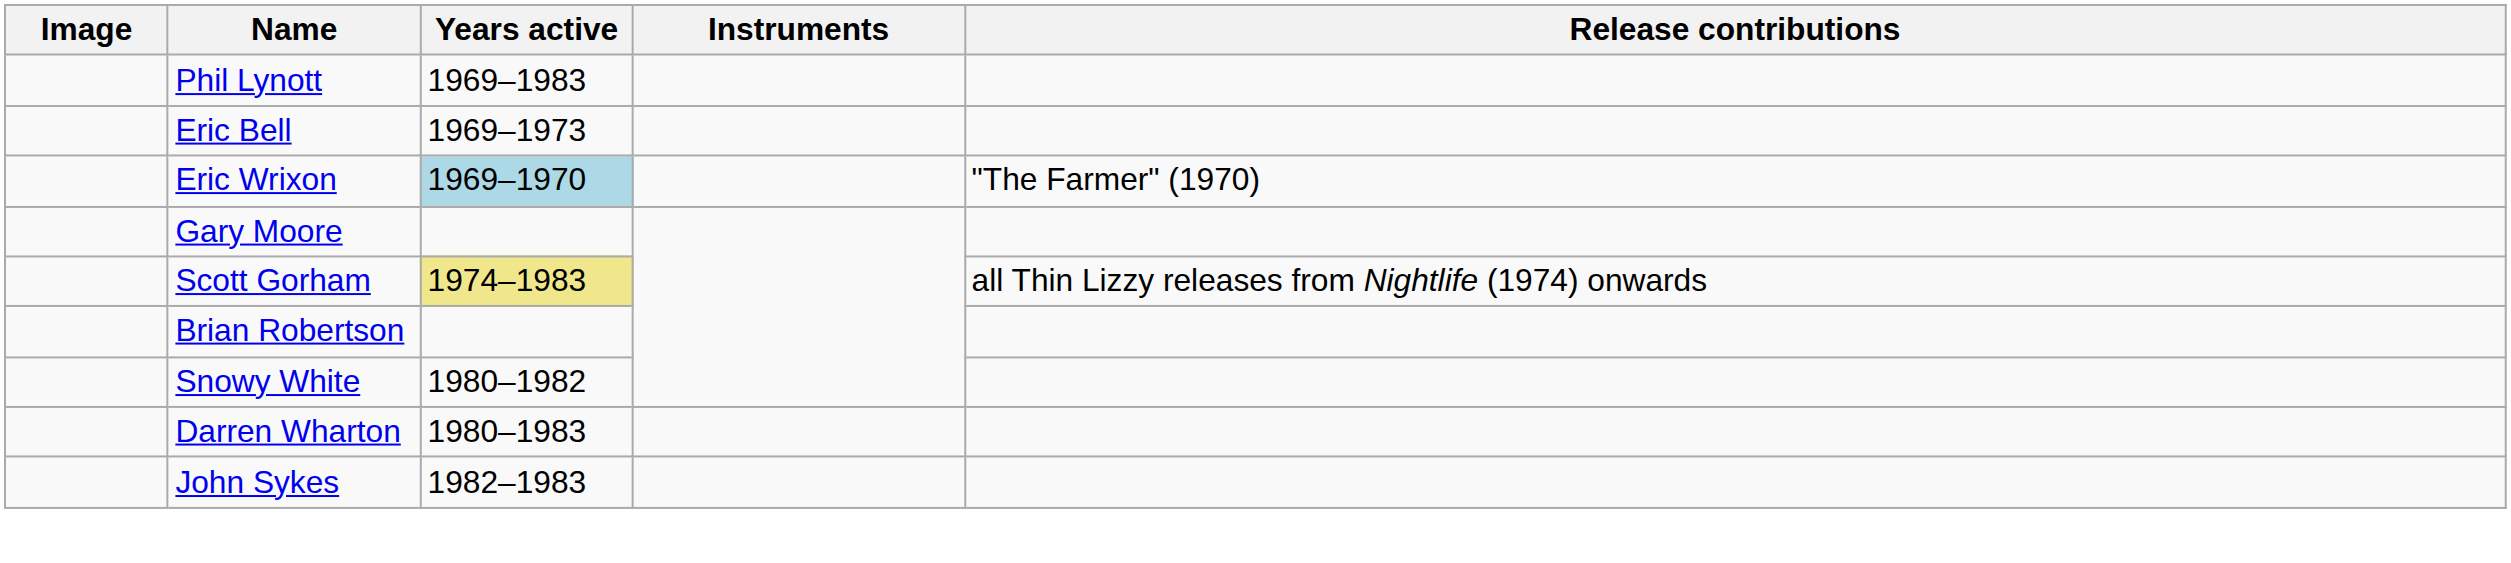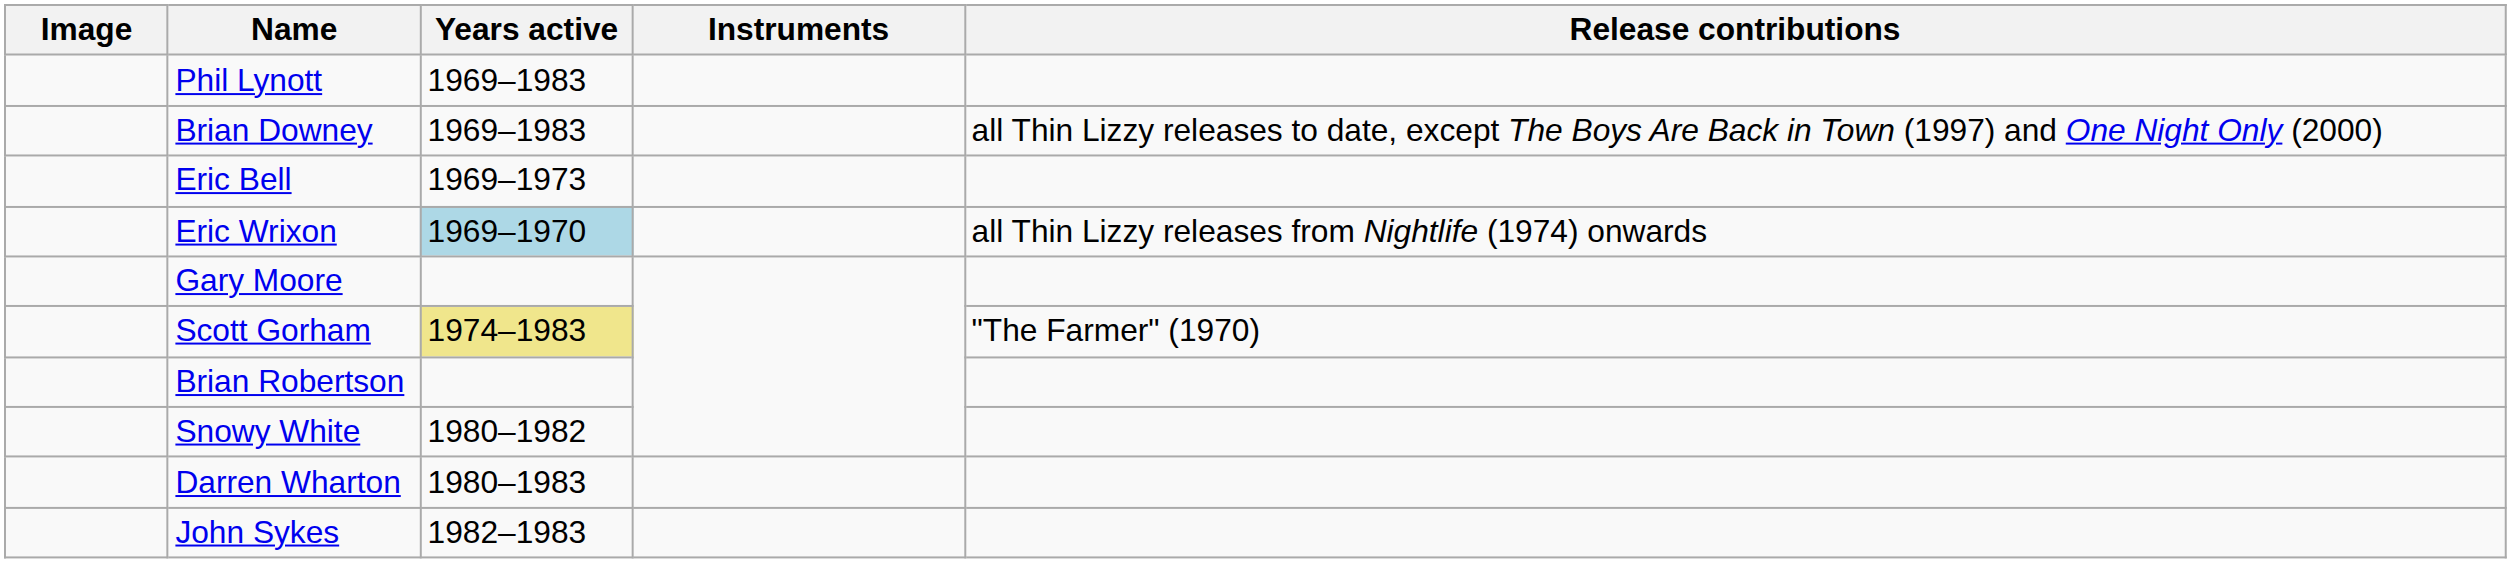+ row: (274, 130)
(1116, 180) "The Farmer" (1970) -> (1339, 230) all Thin Lizzy releases from Nightlife (1974) onwards
(1339, 280) all Thin Lizzy releases from Nightlife (1974) onwards -> (1116, 331) "The Farmer" (1970)
